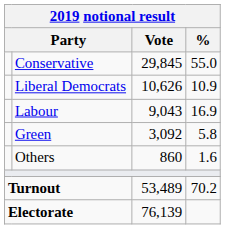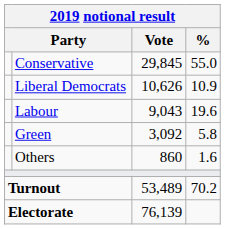(204, 110) 16.9 -> (204, 110) 19.6
